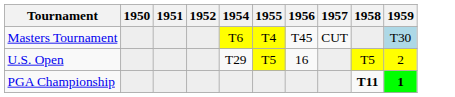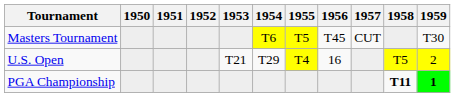+ column: (236, 15)
(269, 37) T4 -> (302, 37) T5
(400, 37) lightblue background -> (433, 37) no background
(269, 59) T5 -> (302, 59) T4
